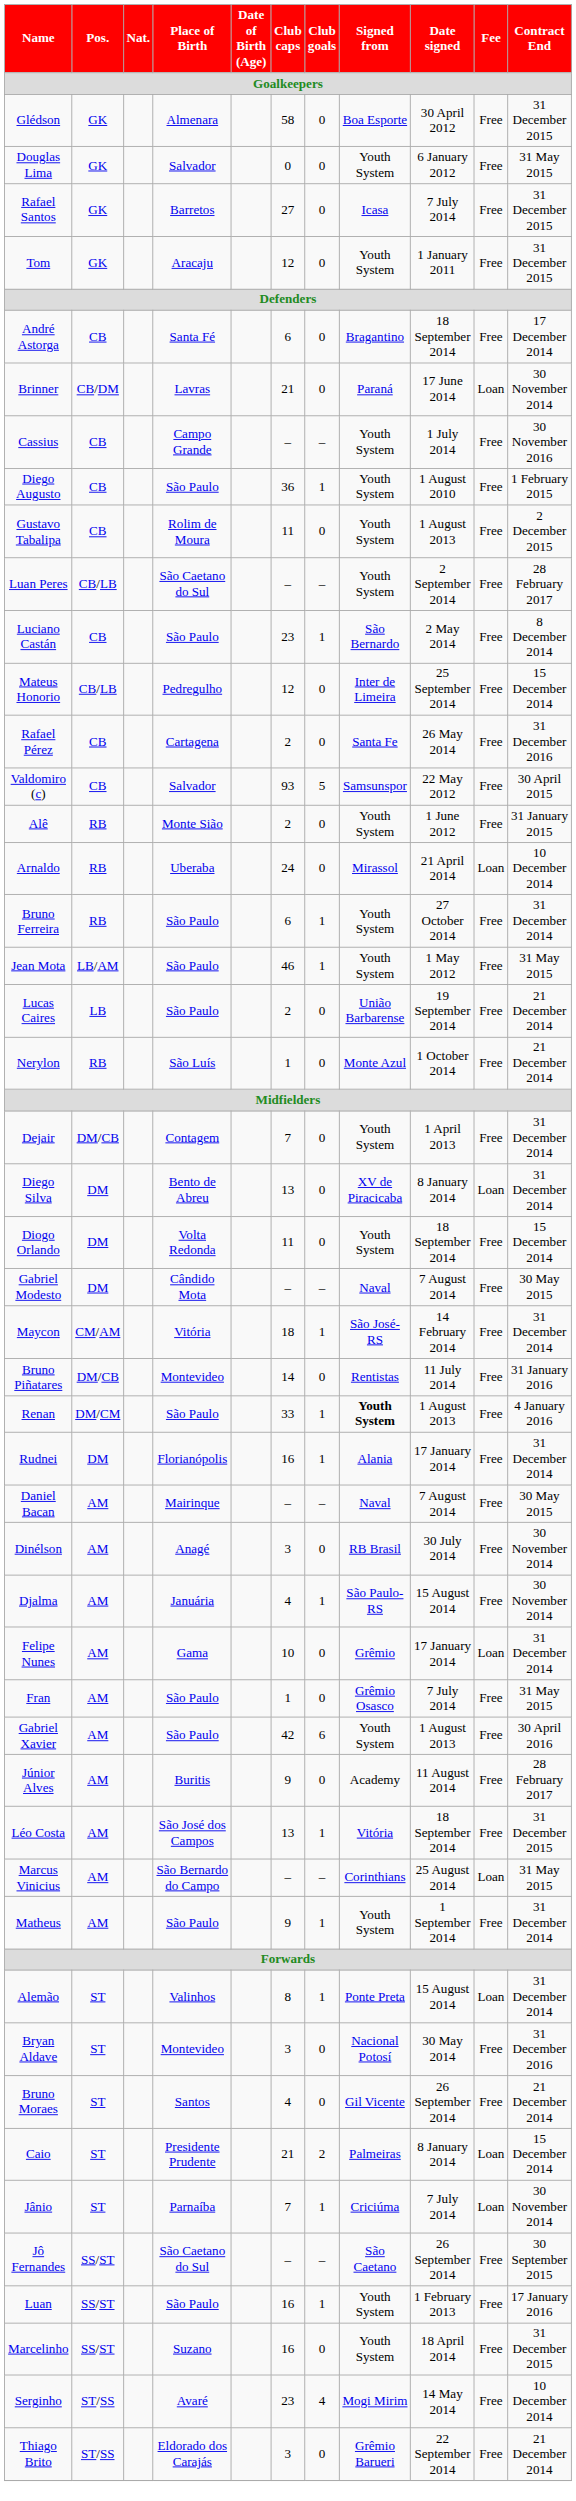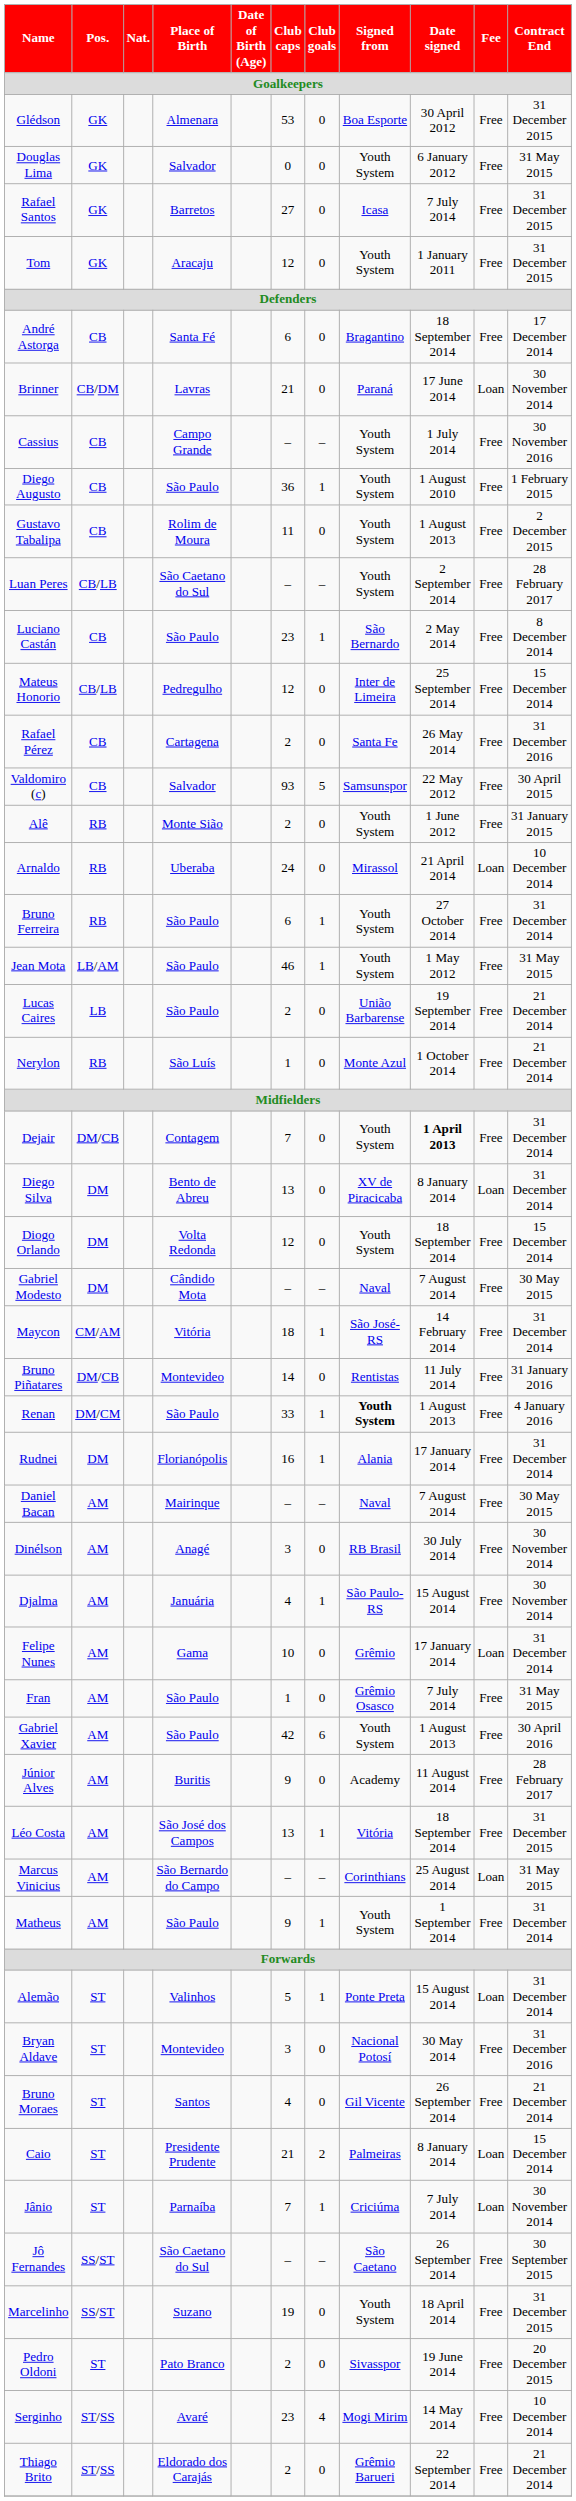(288, 120) 58 -> (288, 120) 53
(443, 1137) normal -> (443, 1137) bold
(288, 1242) 11 -> (288, 1242) 12
(288, 1996) 8 -> (288, 1996) 5
- row: (38, 2304)
(288, 2349) 16 -> (288, 2312) 19
+ row: (38, 2364)
(288, 2454) 3 -> (288, 2469) 2
